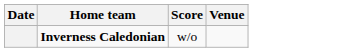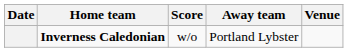+ column: (254, 15)
